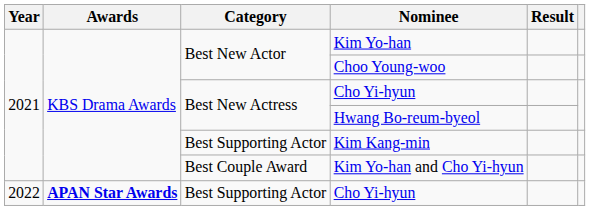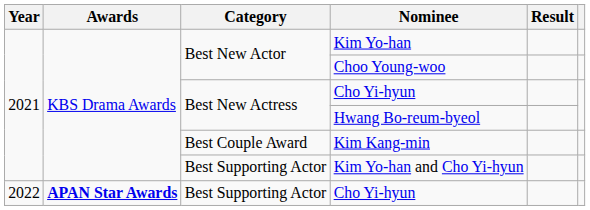(256, 142) Best Supporting Actor -> (246, 142) Best Couple Award
(246, 167) Best Couple Award -> (256, 167) Best Supporting Actor
